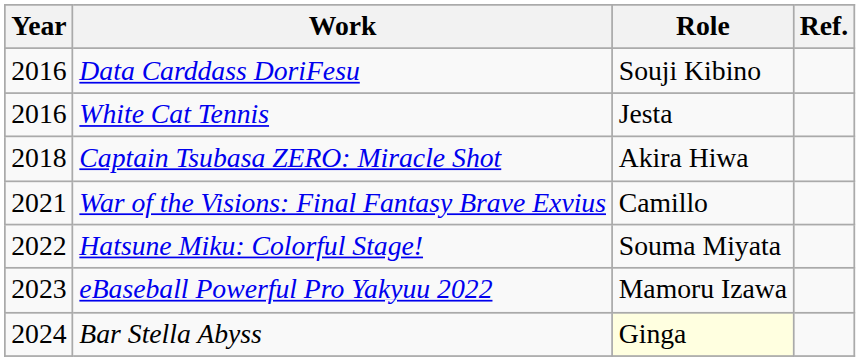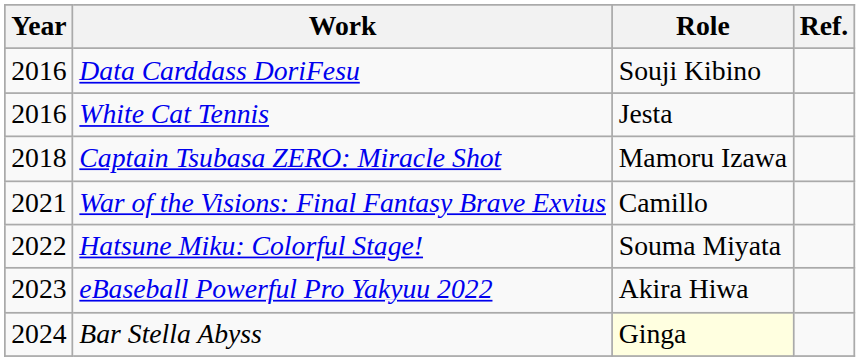(684, 158) Akira Hiwa -> (703, 158) Mamoru Izawa
(703, 289) Mamoru Izawa -> (684, 289) Akira Hiwa
